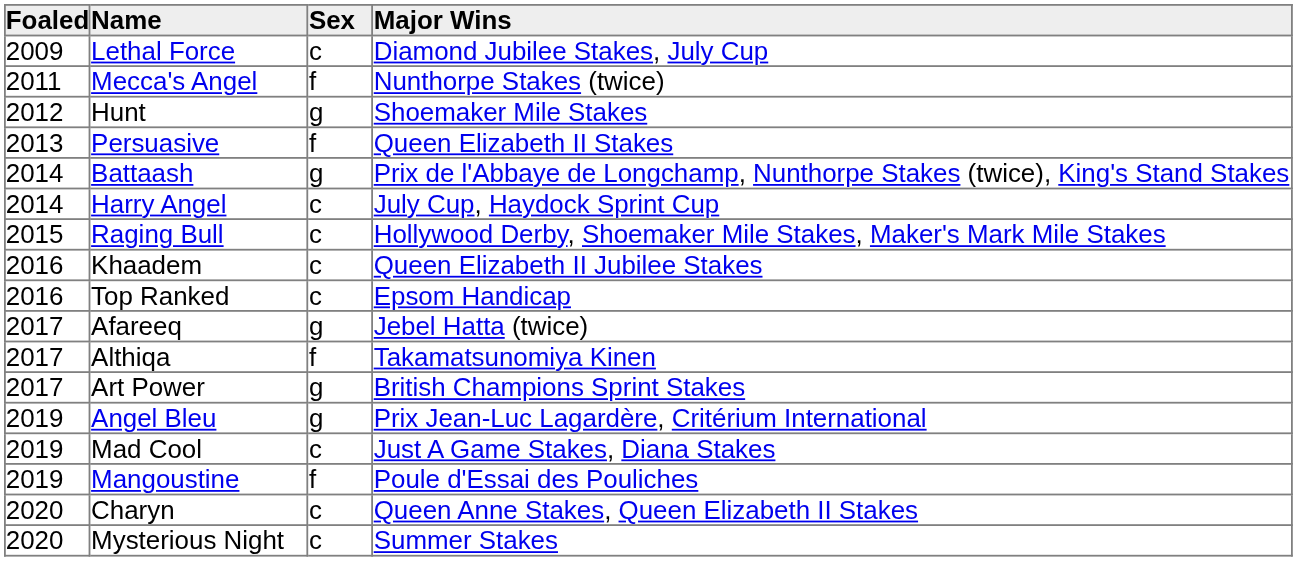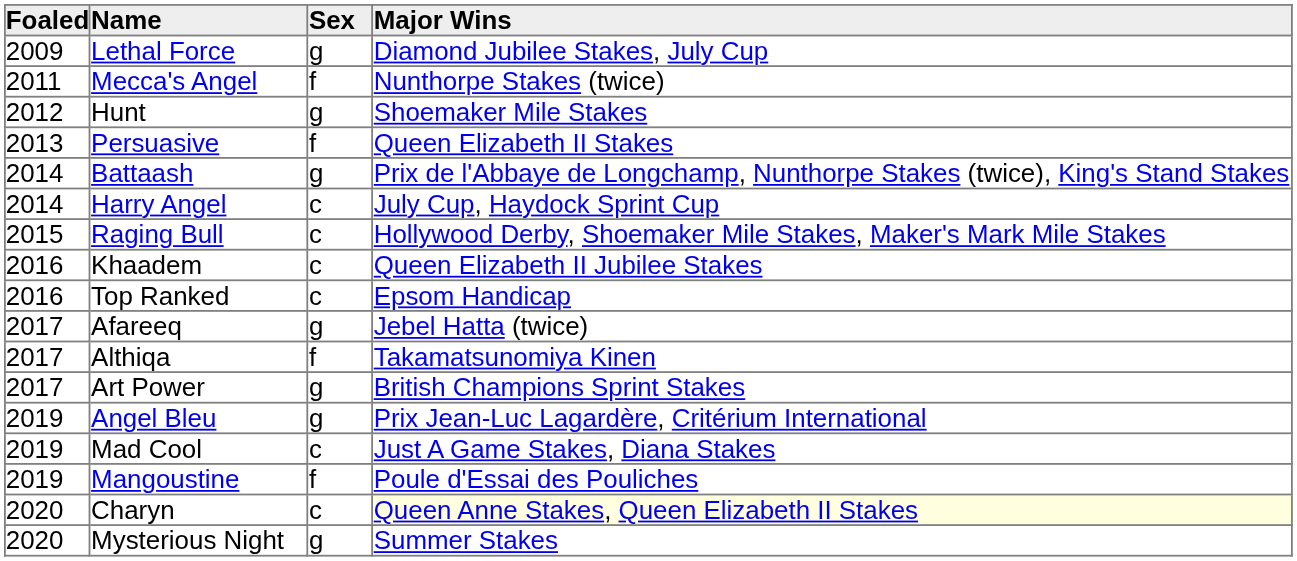(315, 51) c -> (316, 51) g
(646, 510) no background -> (646, 510) lightyellow background
(315, 540) c -> (316, 540) g
